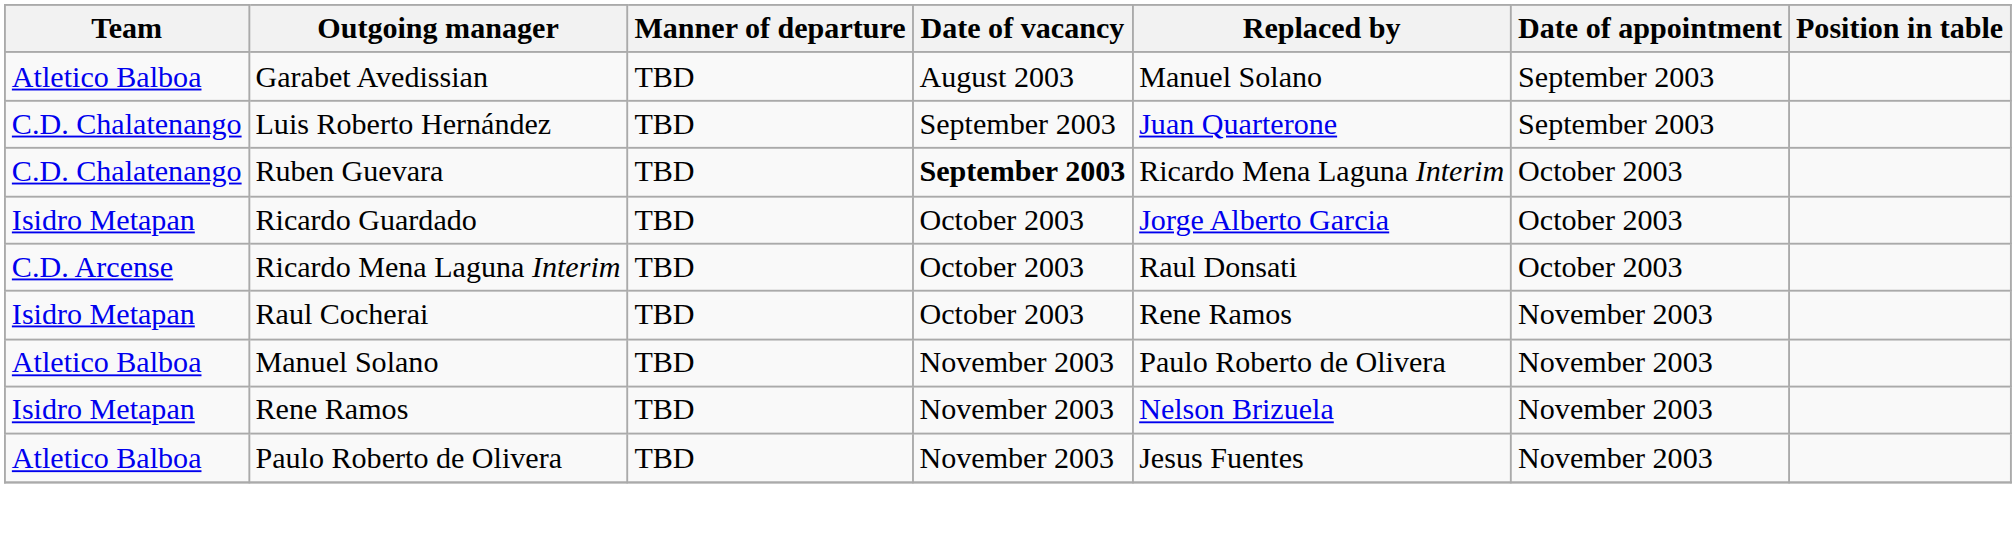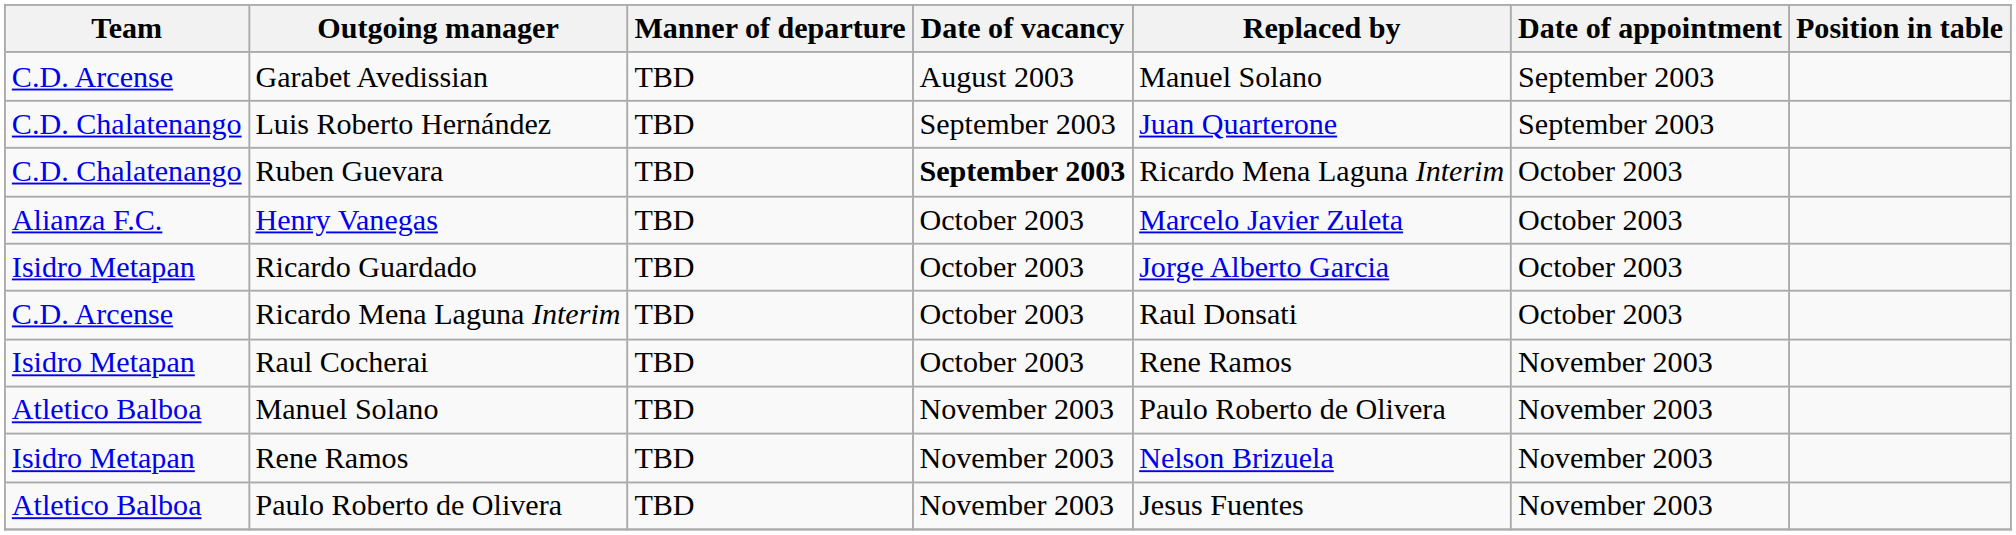(107, 76) Atletico Balboa -> (92, 76) C.D. Arcense
+ row: (347, 219)
